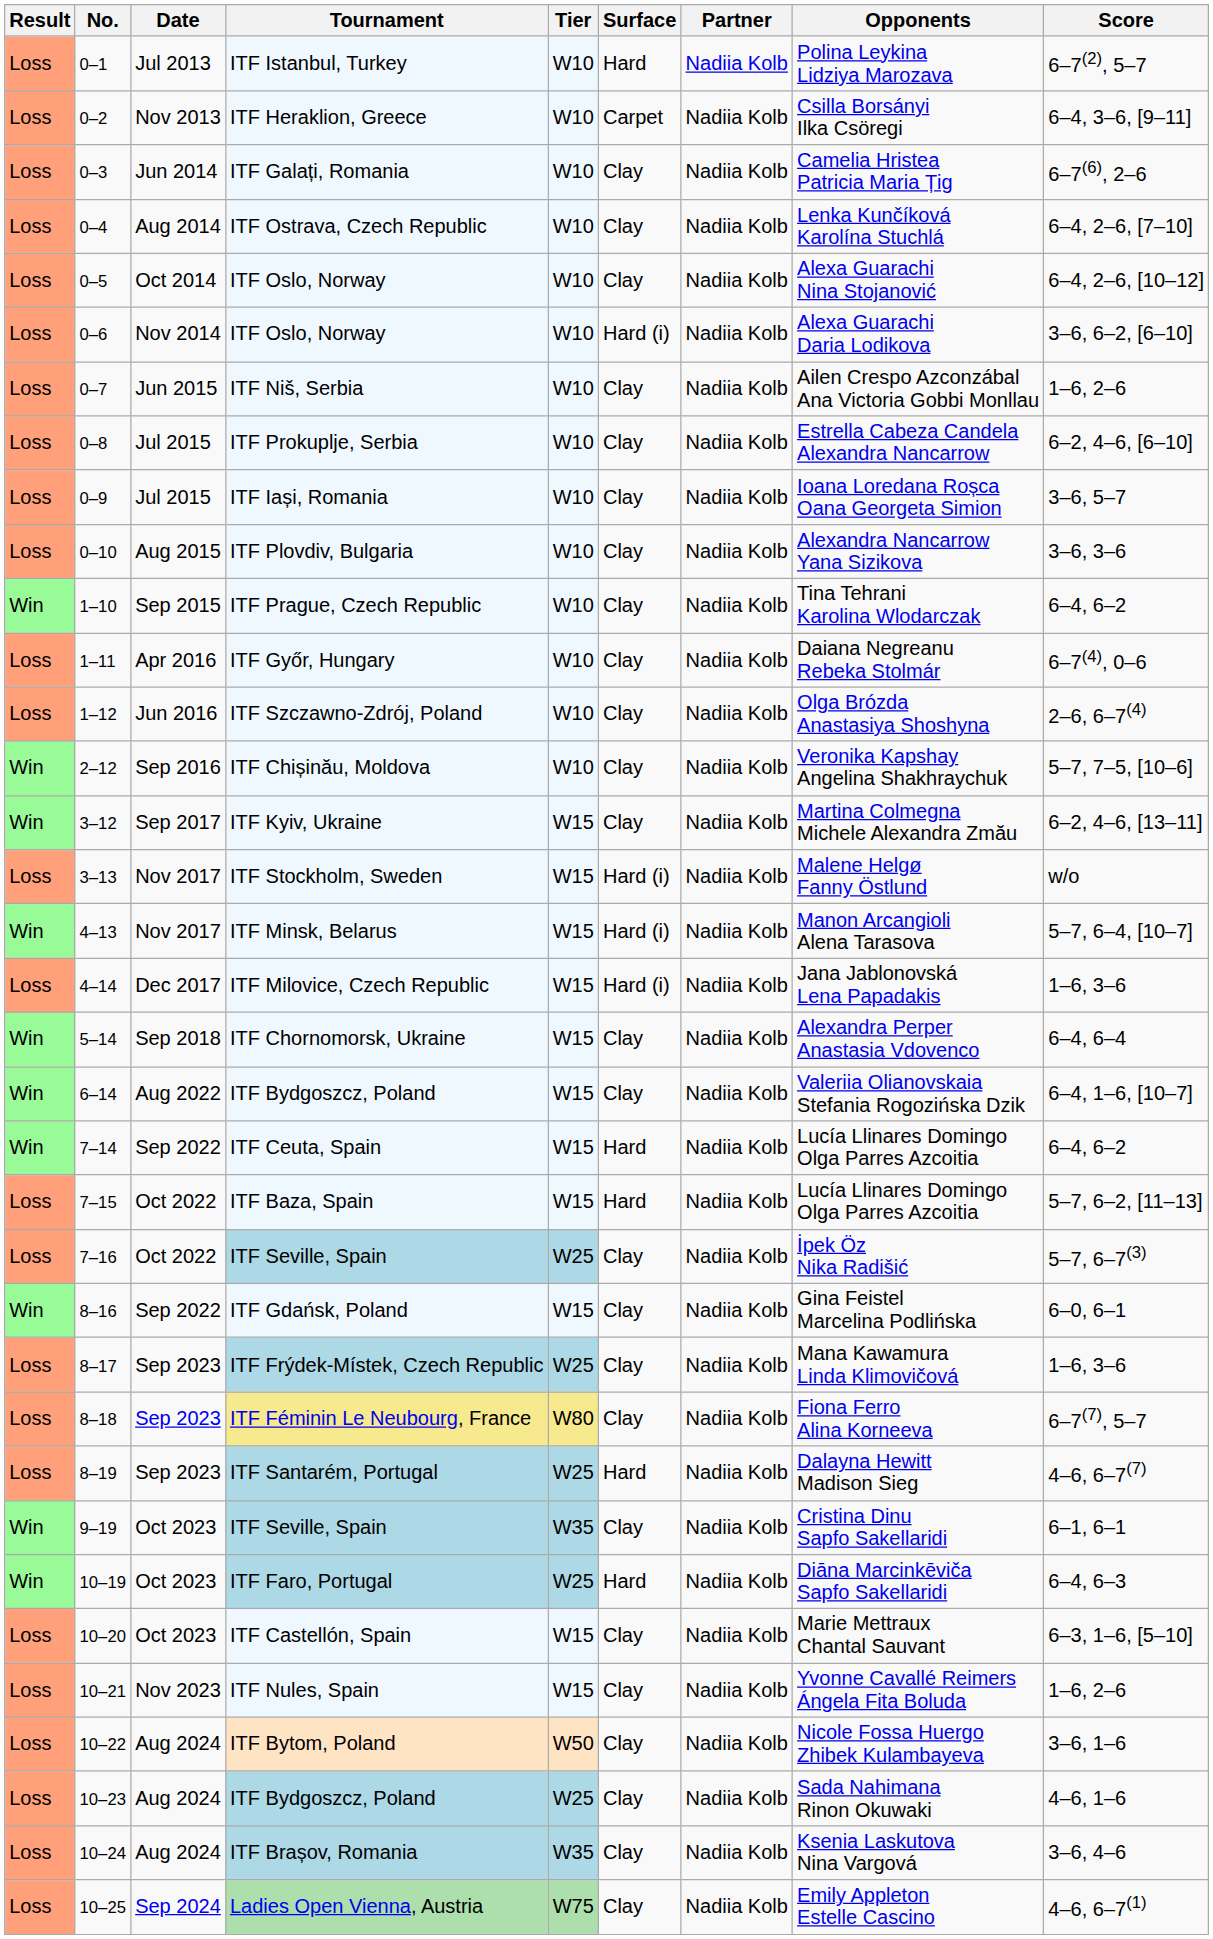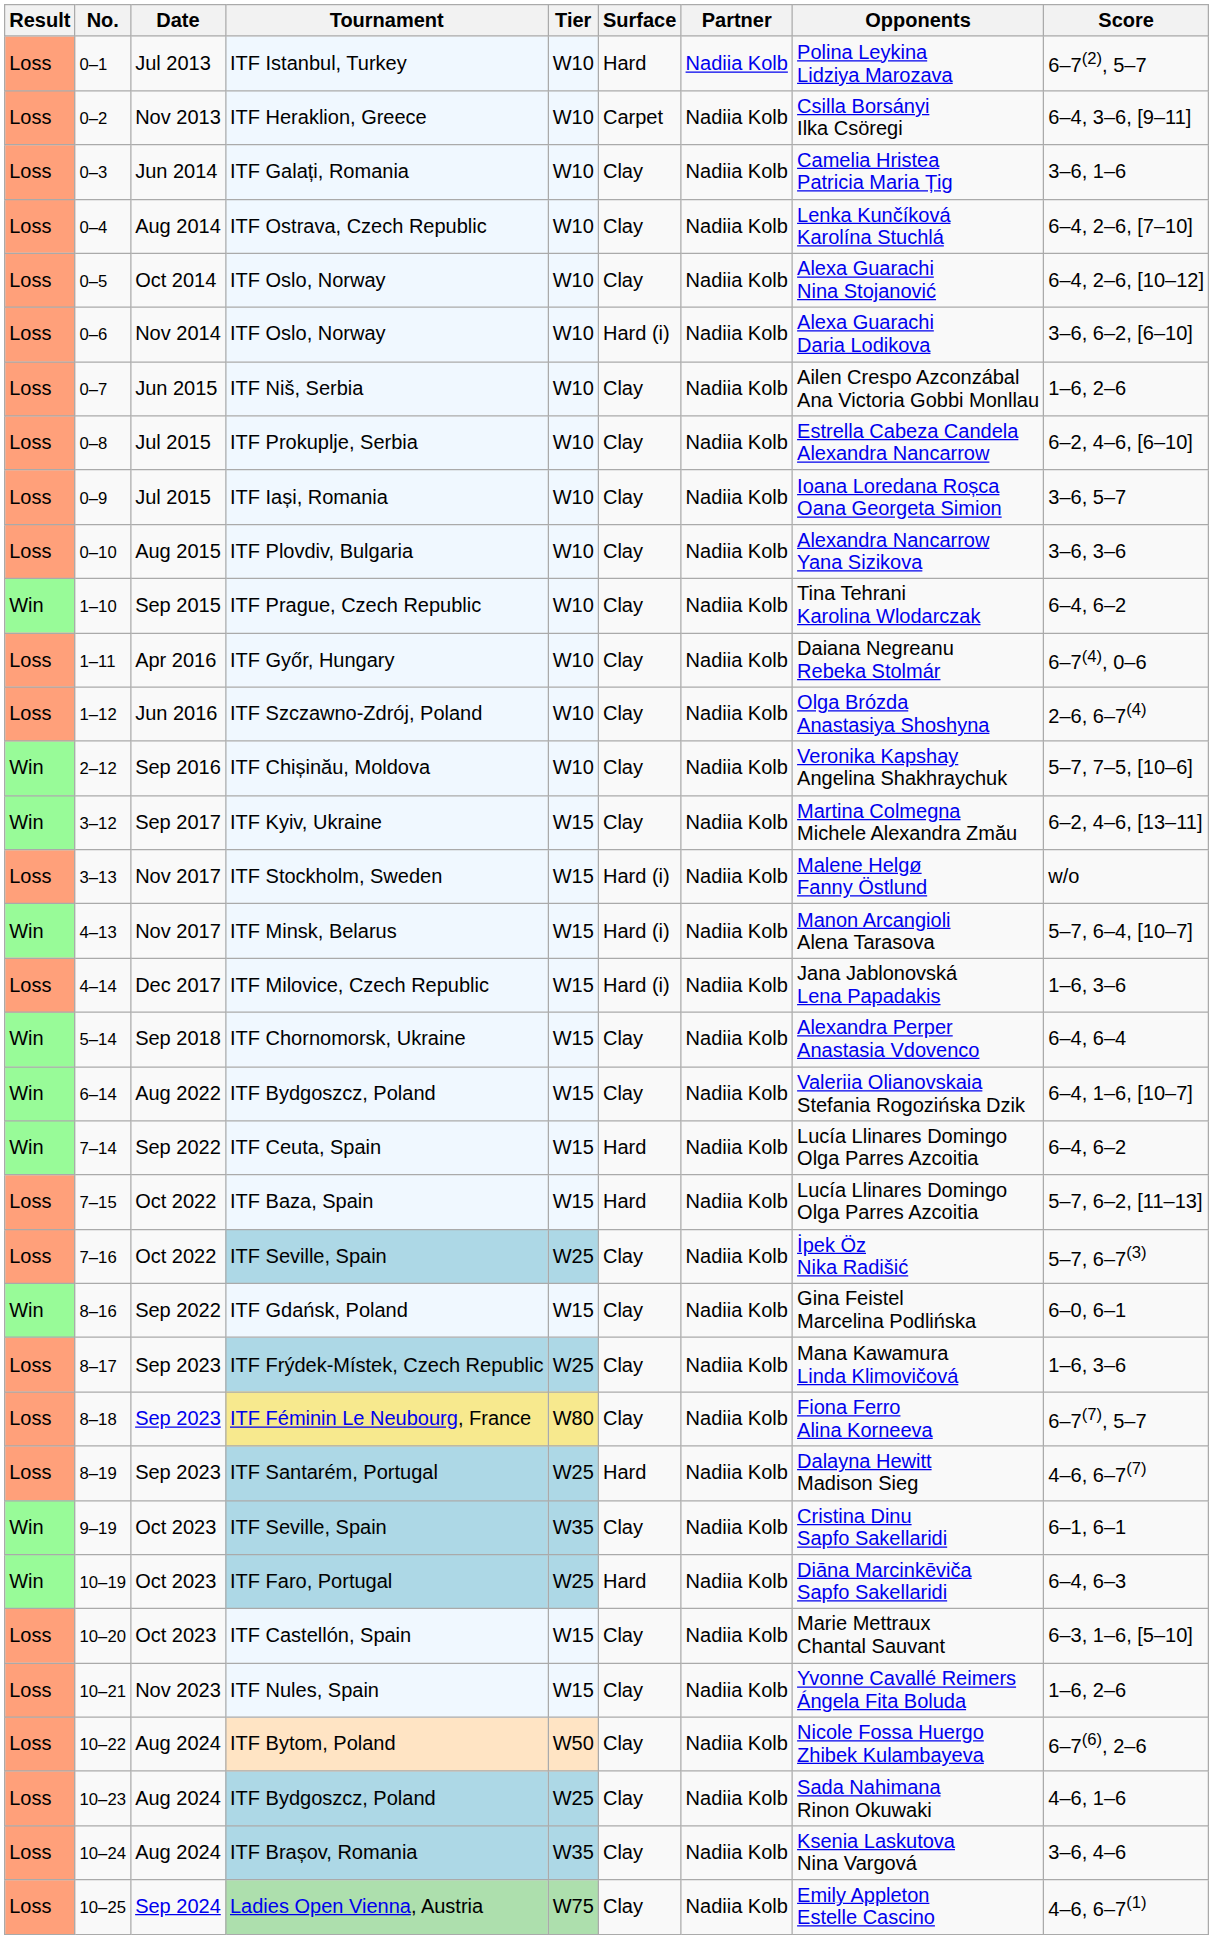(1097, 171) 6–7(6), 2–6 -> (1087, 171) 3–6, 1–6
(1087, 1744) 3–6, 1–6 -> (1097, 1744) 6–7(6), 2–6
